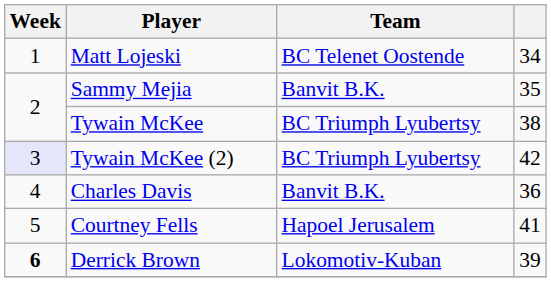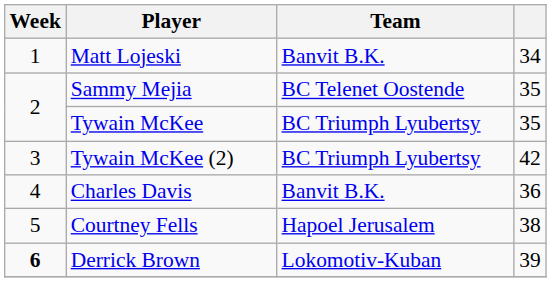(373, 55) BC Telenet Oostende -> (333, 55) Banvit B.K.
(333, 89) Banvit B.K. -> (373, 89) BC Telenet Oostende
(530, 123) 38 -> (530, 123) 35
(35, 157) lavender background -> (35, 157) no background
(530, 225) 41 -> (530, 225) 38
